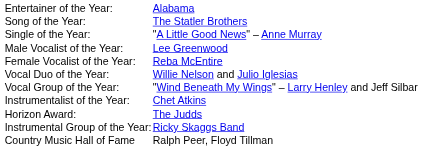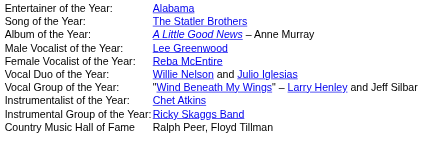- row: (48, 35)
+ row: (48, 35)
- row: (40, 114)
